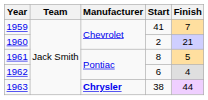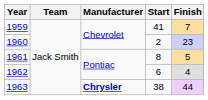(188, 42) 21 -> (188, 42) 23
